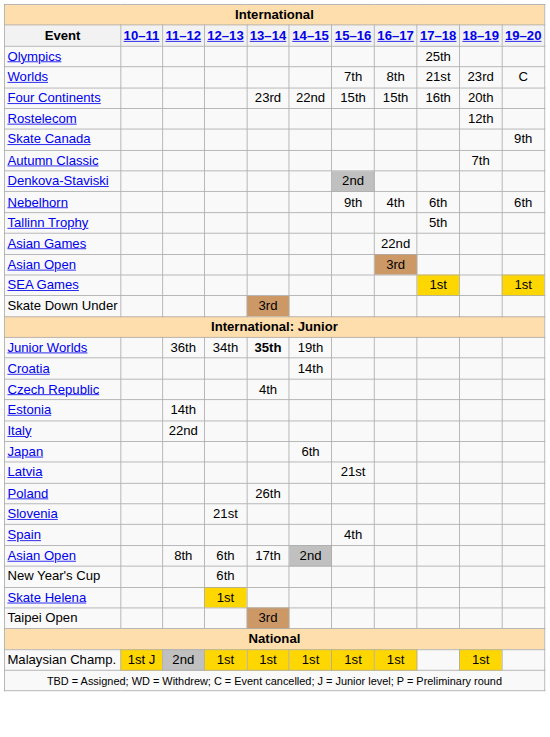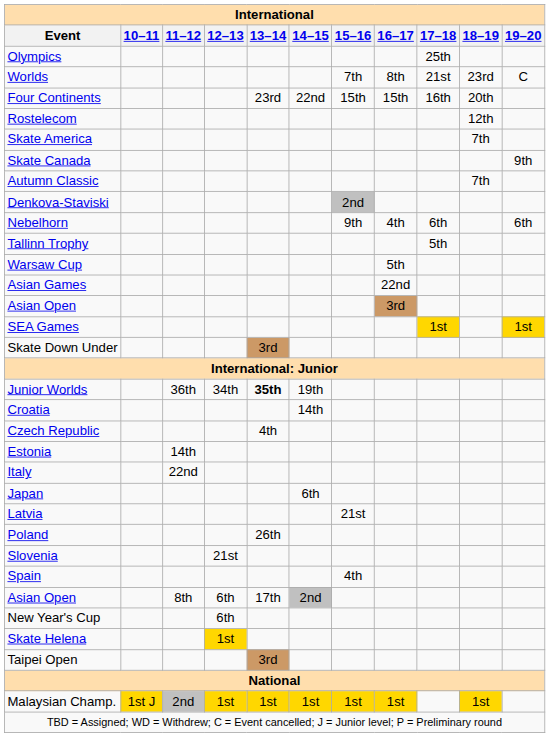+ row: (50, 139)
+ row: (45, 264)
